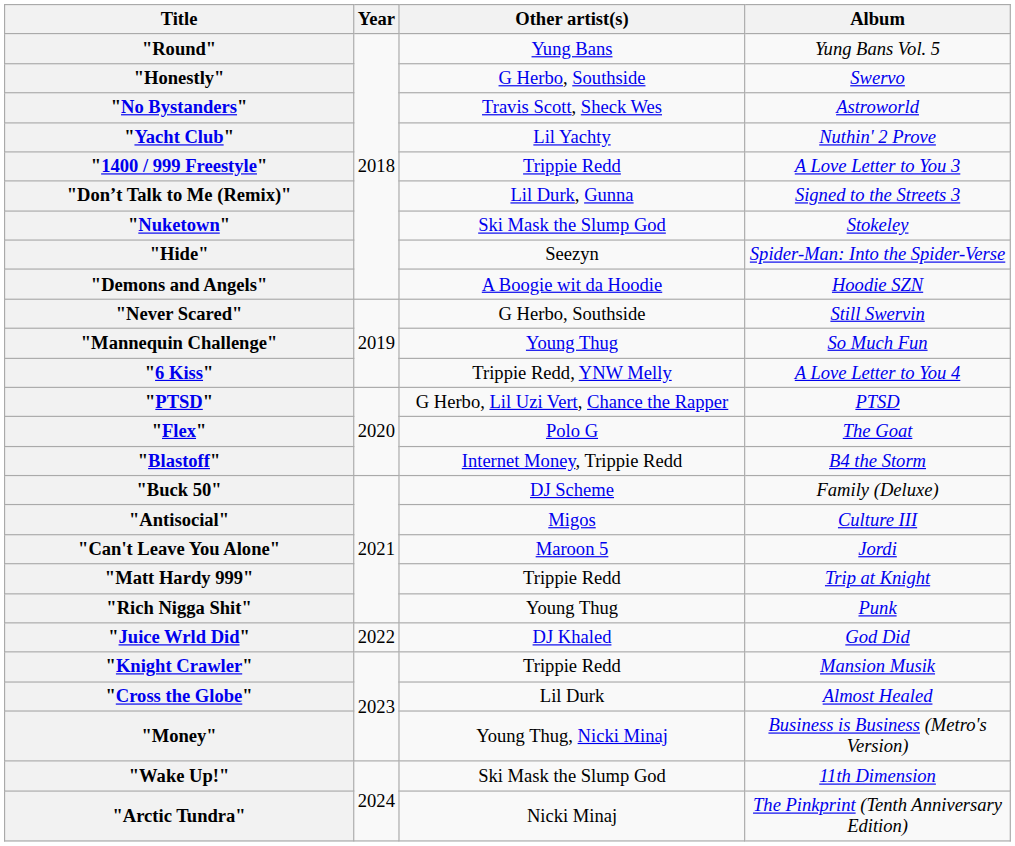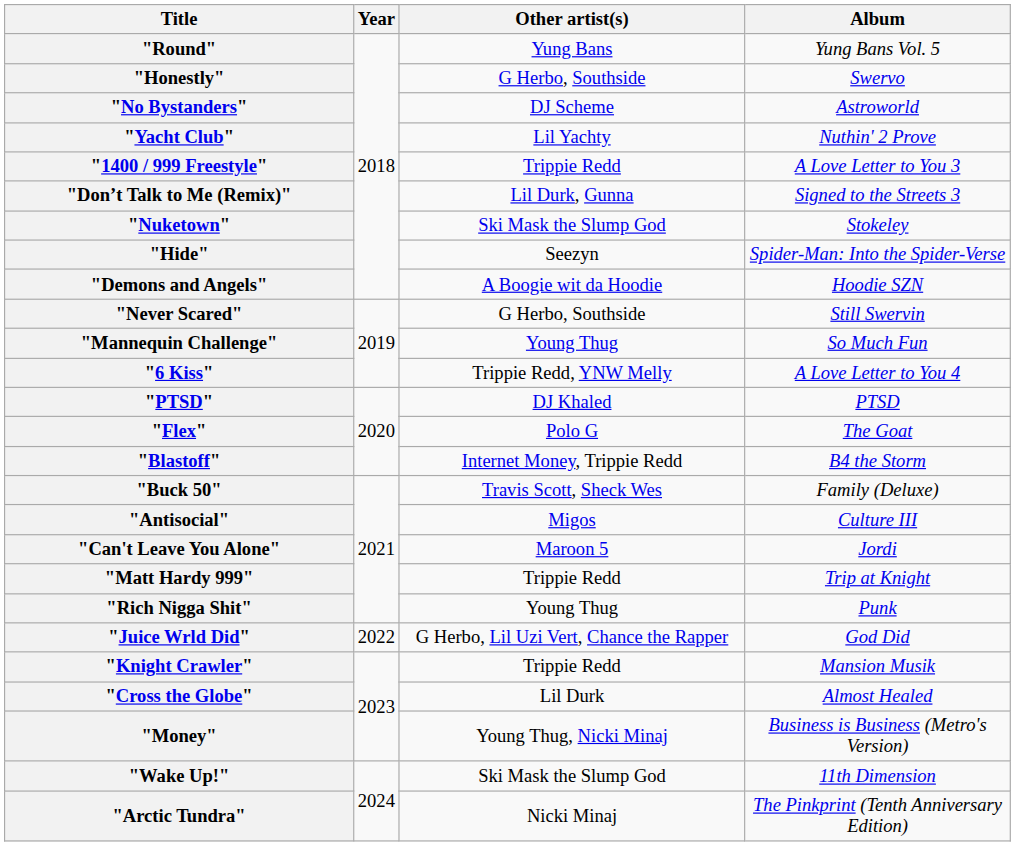(572, 107) Travis Scott, Sheck Wes -> (572, 107) DJ Scheme
(572, 401) G Herbo, Lil Uzi Vert, Chance the Rapper -> (572, 401) DJ Khaled
(572, 490) DJ Scheme -> (572, 490) Travis Scott, Sheck Wes
(572, 637) DJ Khaled -> (572, 637) G Herbo, Lil Uzi Vert, Chance the Rapper
